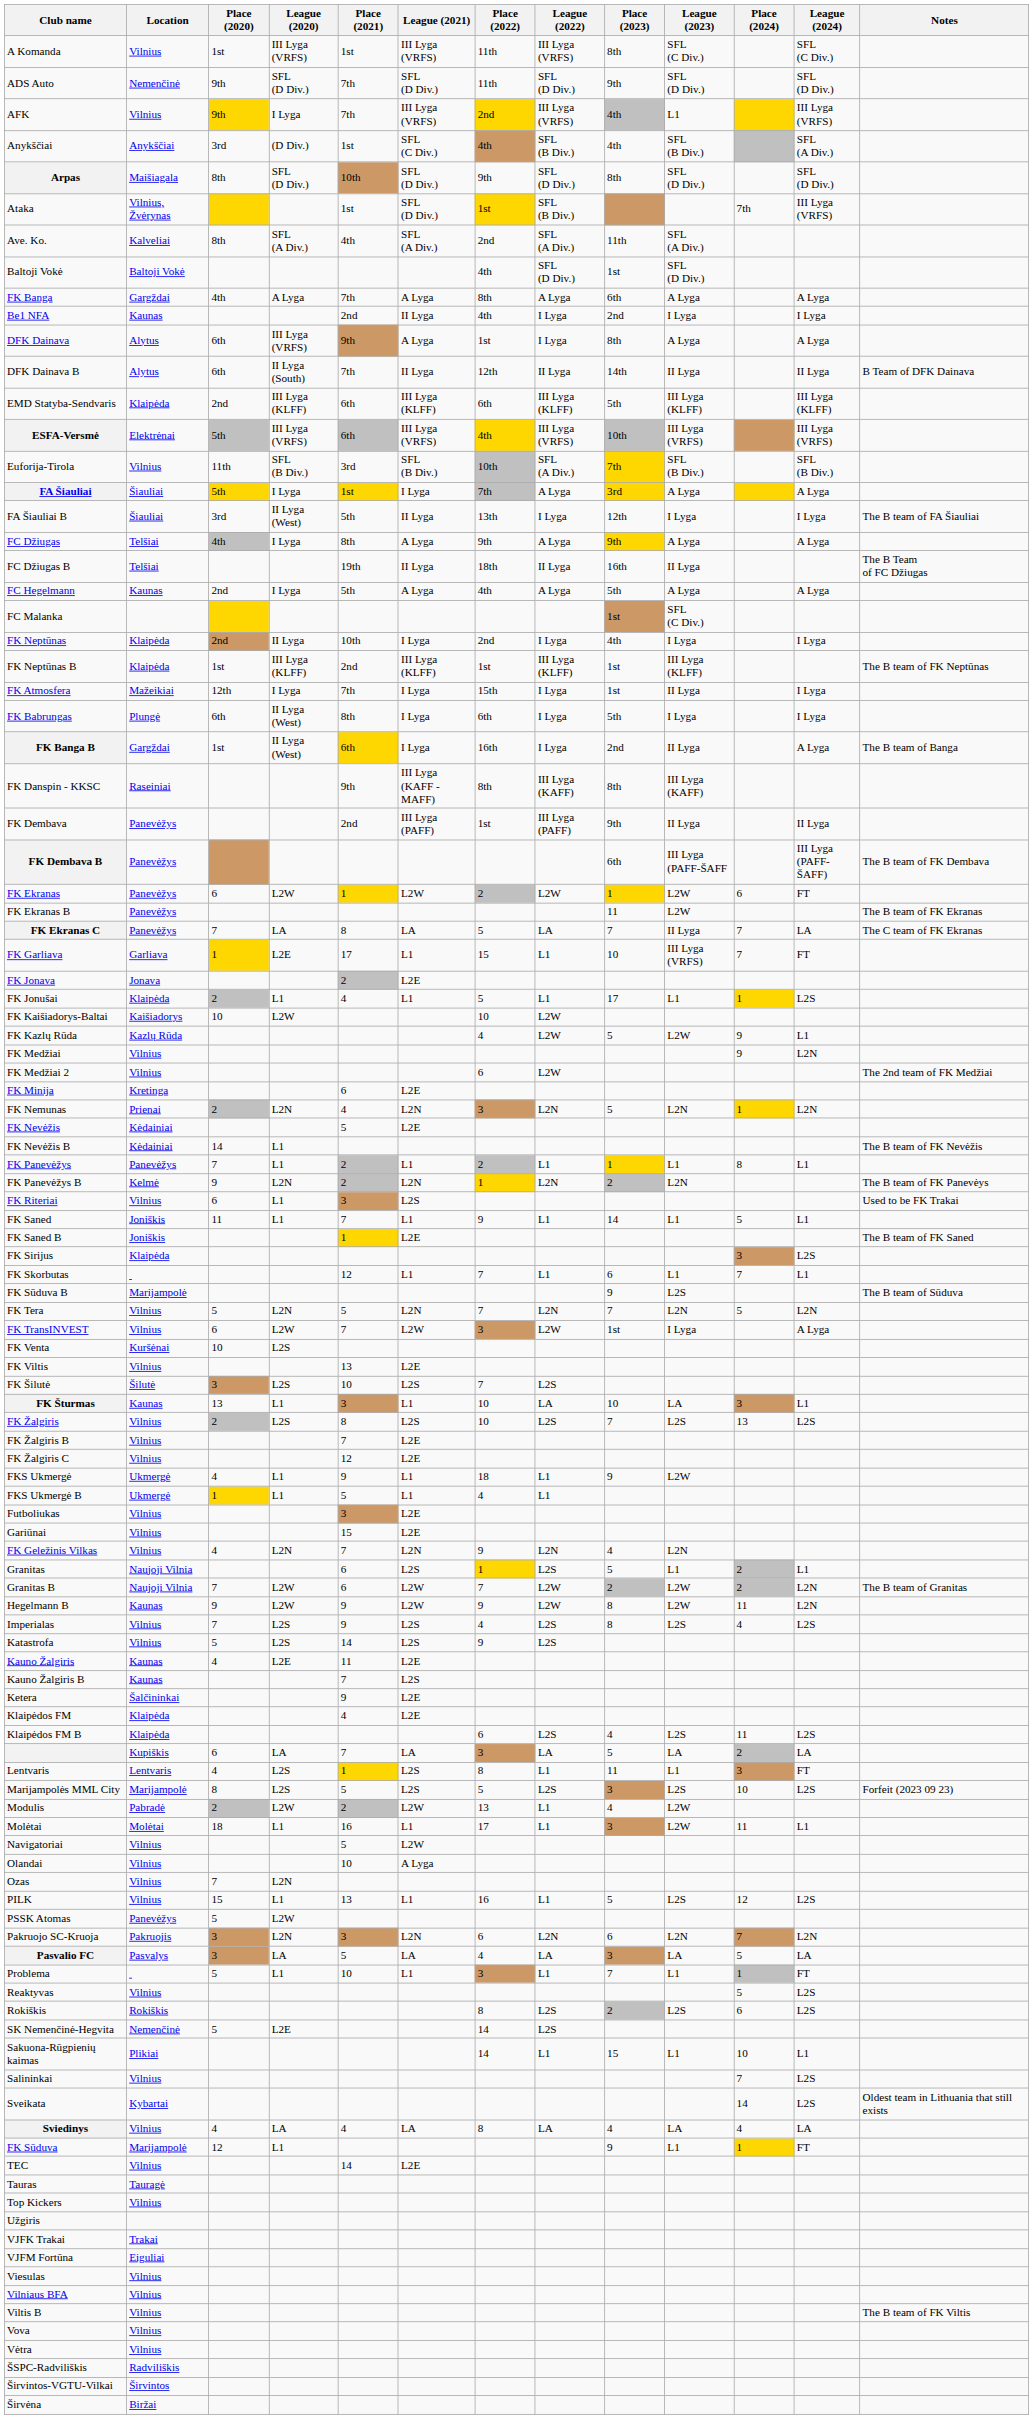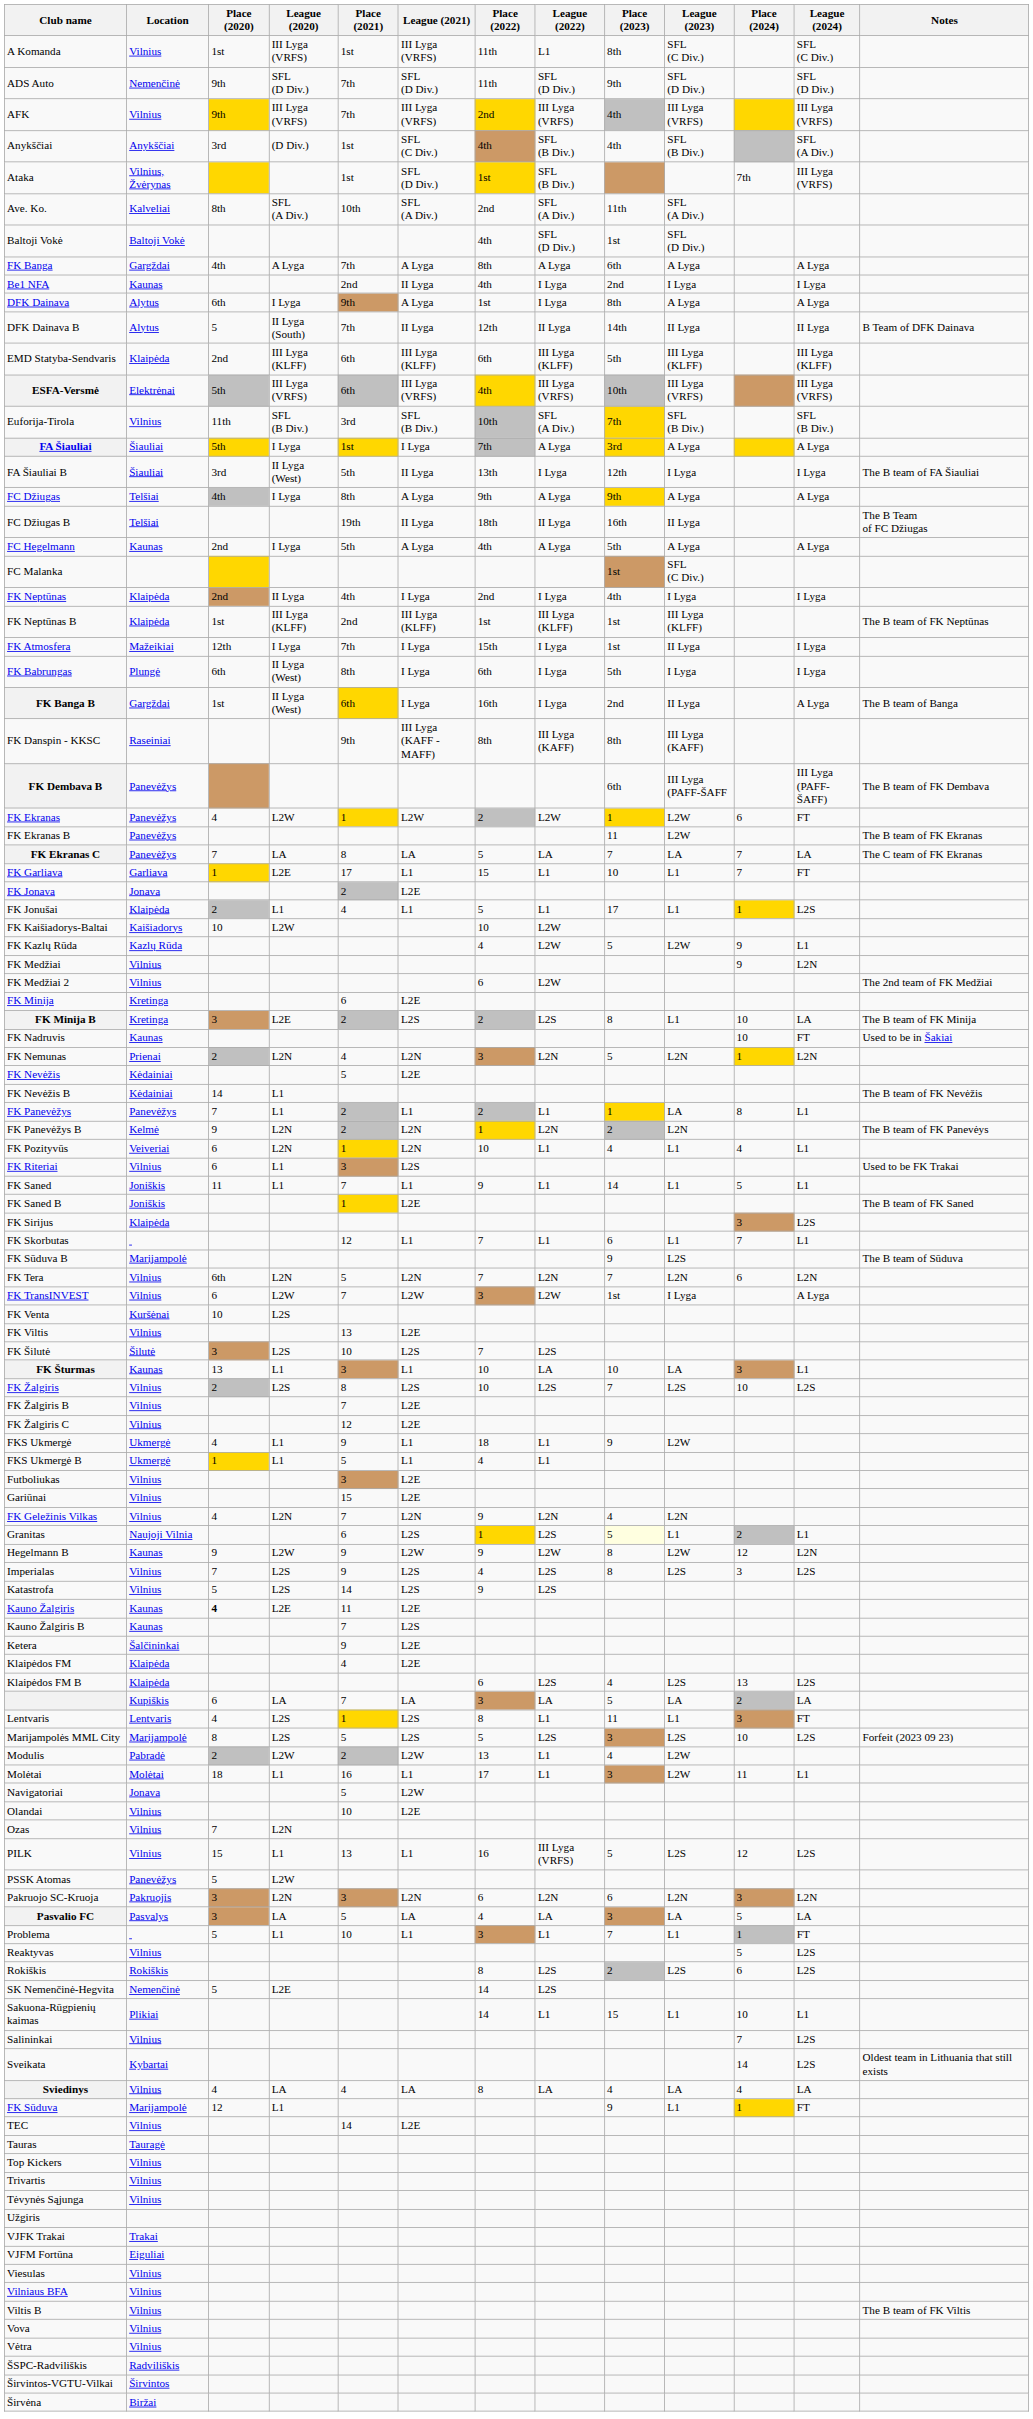(556, 51) III Lyga (VRFS) -> (544, 51) L1
(286, 114) I Lyga -> (290, 114) III Lyga (VRFS)
(674, 114) L1 -> (685, 114) III Lyga (VRFS)
- row: (65, 177)
(348, 240) 4th -> (351, 208) 10th
(290, 340) III Lyga (VRFS) -> (286, 302) I Lyga
(219, 371) 6th -> (214, 327) 5
(351, 641) 10th -> (348, 596) 4th
- row: (37, 823)
(214, 893) 6 -> (214, 817) 4
(684, 930) II Lyga -> (675, 853) LA
(685, 955) III Lyga (VRFS) -> (674, 872) L1
+ row: (65, 1019)
+ row: (36, 1037)
(674, 1163) L1 -> (675, 1111) LA
+ row: (38, 1148)
(214, 1311) 5 -> (219, 1277) 6th
(739, 1311) 5 -> (739, 1277) 6
(742, 1421) 13 -> (742, 1387) 10
(610, 1568) no background -> (610, 1534) lightyellow background
- row: (31, 1587)
(742, 1605) 11 -> (742, 1553) 12
(739, 1623) 4 -> (739, 1571) 3
(214, 1660) normal -> (214, 1608) bold
(742, 1734) 11 -> (742, 1681) 13
(145, 1844) Vilnius -> (145, 1792) Jonava
(417, 1863) A Lyga -> (411, 1810) L2E
(544, 1899) L1 -> (556, 1853) III Lyga (VRFS)
(739, 1936) 7 -> (739, 1897) 3
+ row: (26, 2181)
+ row: (45, 2199)
